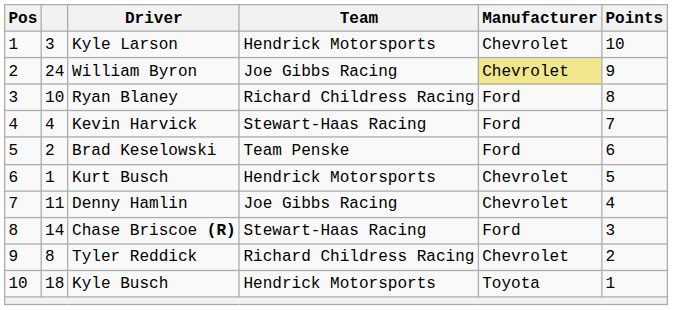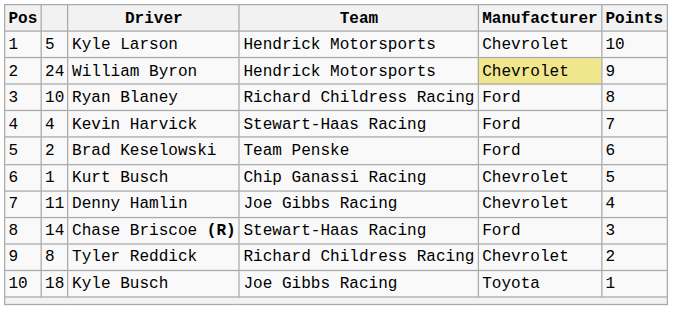(50, 44) 3 -> (50, 44) 5
(320, 71) Joe Gibbs Racing -> (340, 71) Hendrick Motorsports
(340, 177) Hendrick Motorsports -> (335, 177) Chip Ganassi Racing
(340, 283) Hendrick Motorsports -> (320, 283) Joe Gibbs Racing
